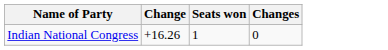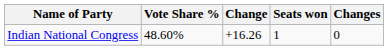+ column: (182, 14)
